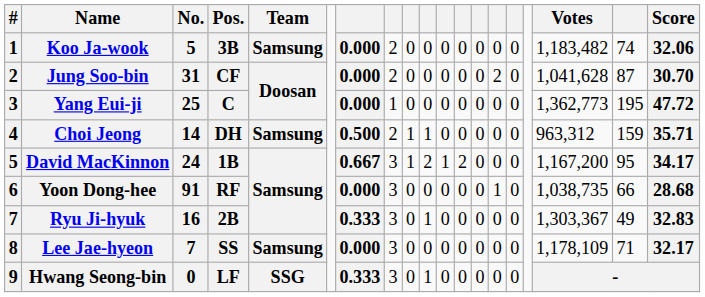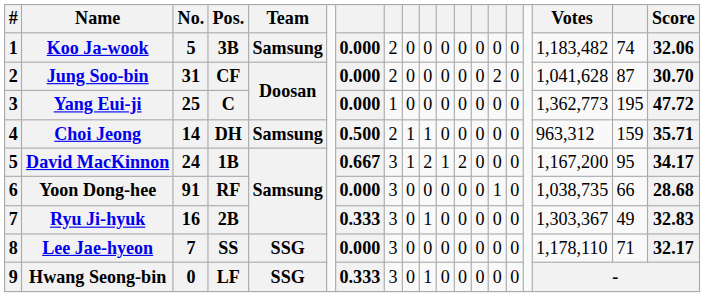(288, 248) Samsung -> (288, 248) SSG
(572, 248) 1,178,109 -> (572, 248) 1,178,110
